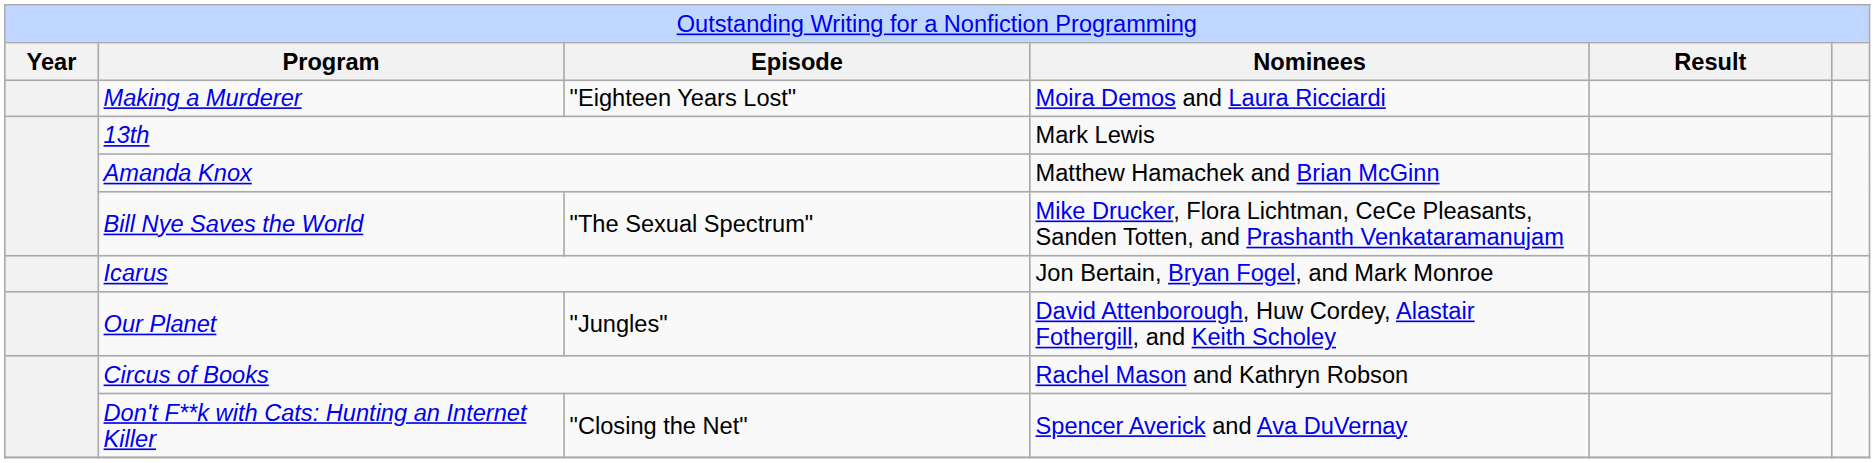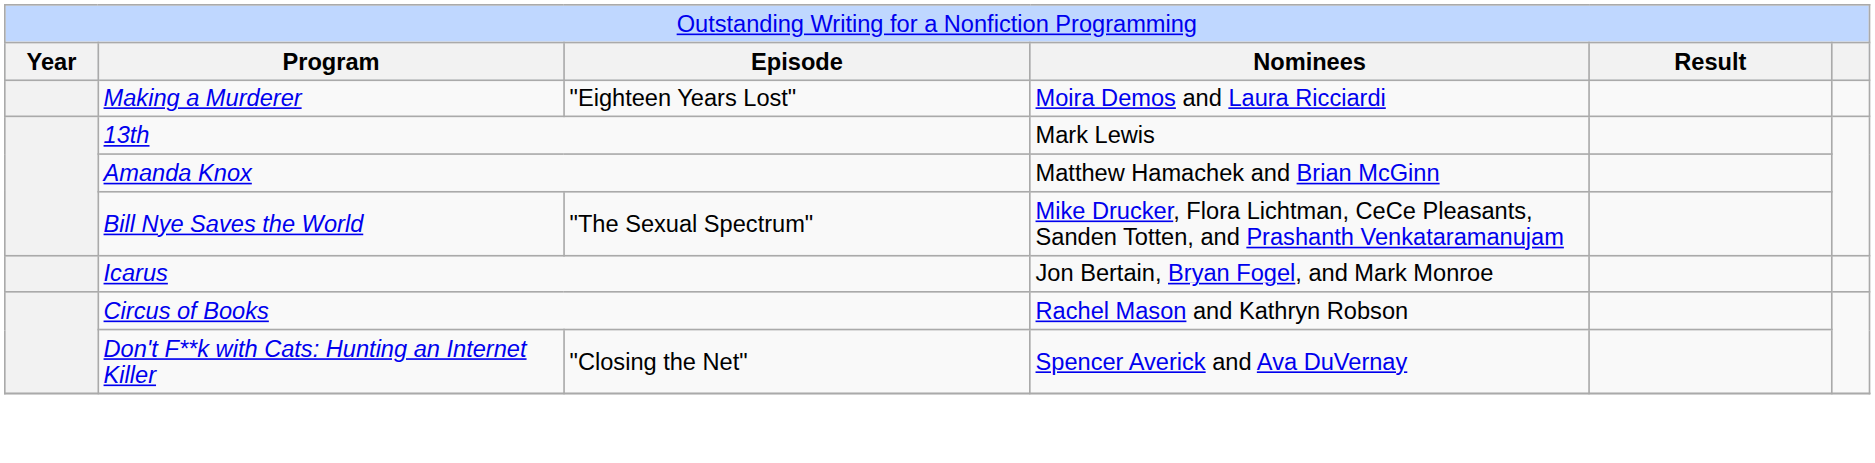- row: (160, 324)
